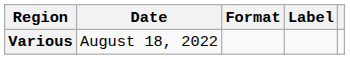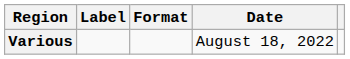columns swapped: (149, 17) <-> (311, 17)
